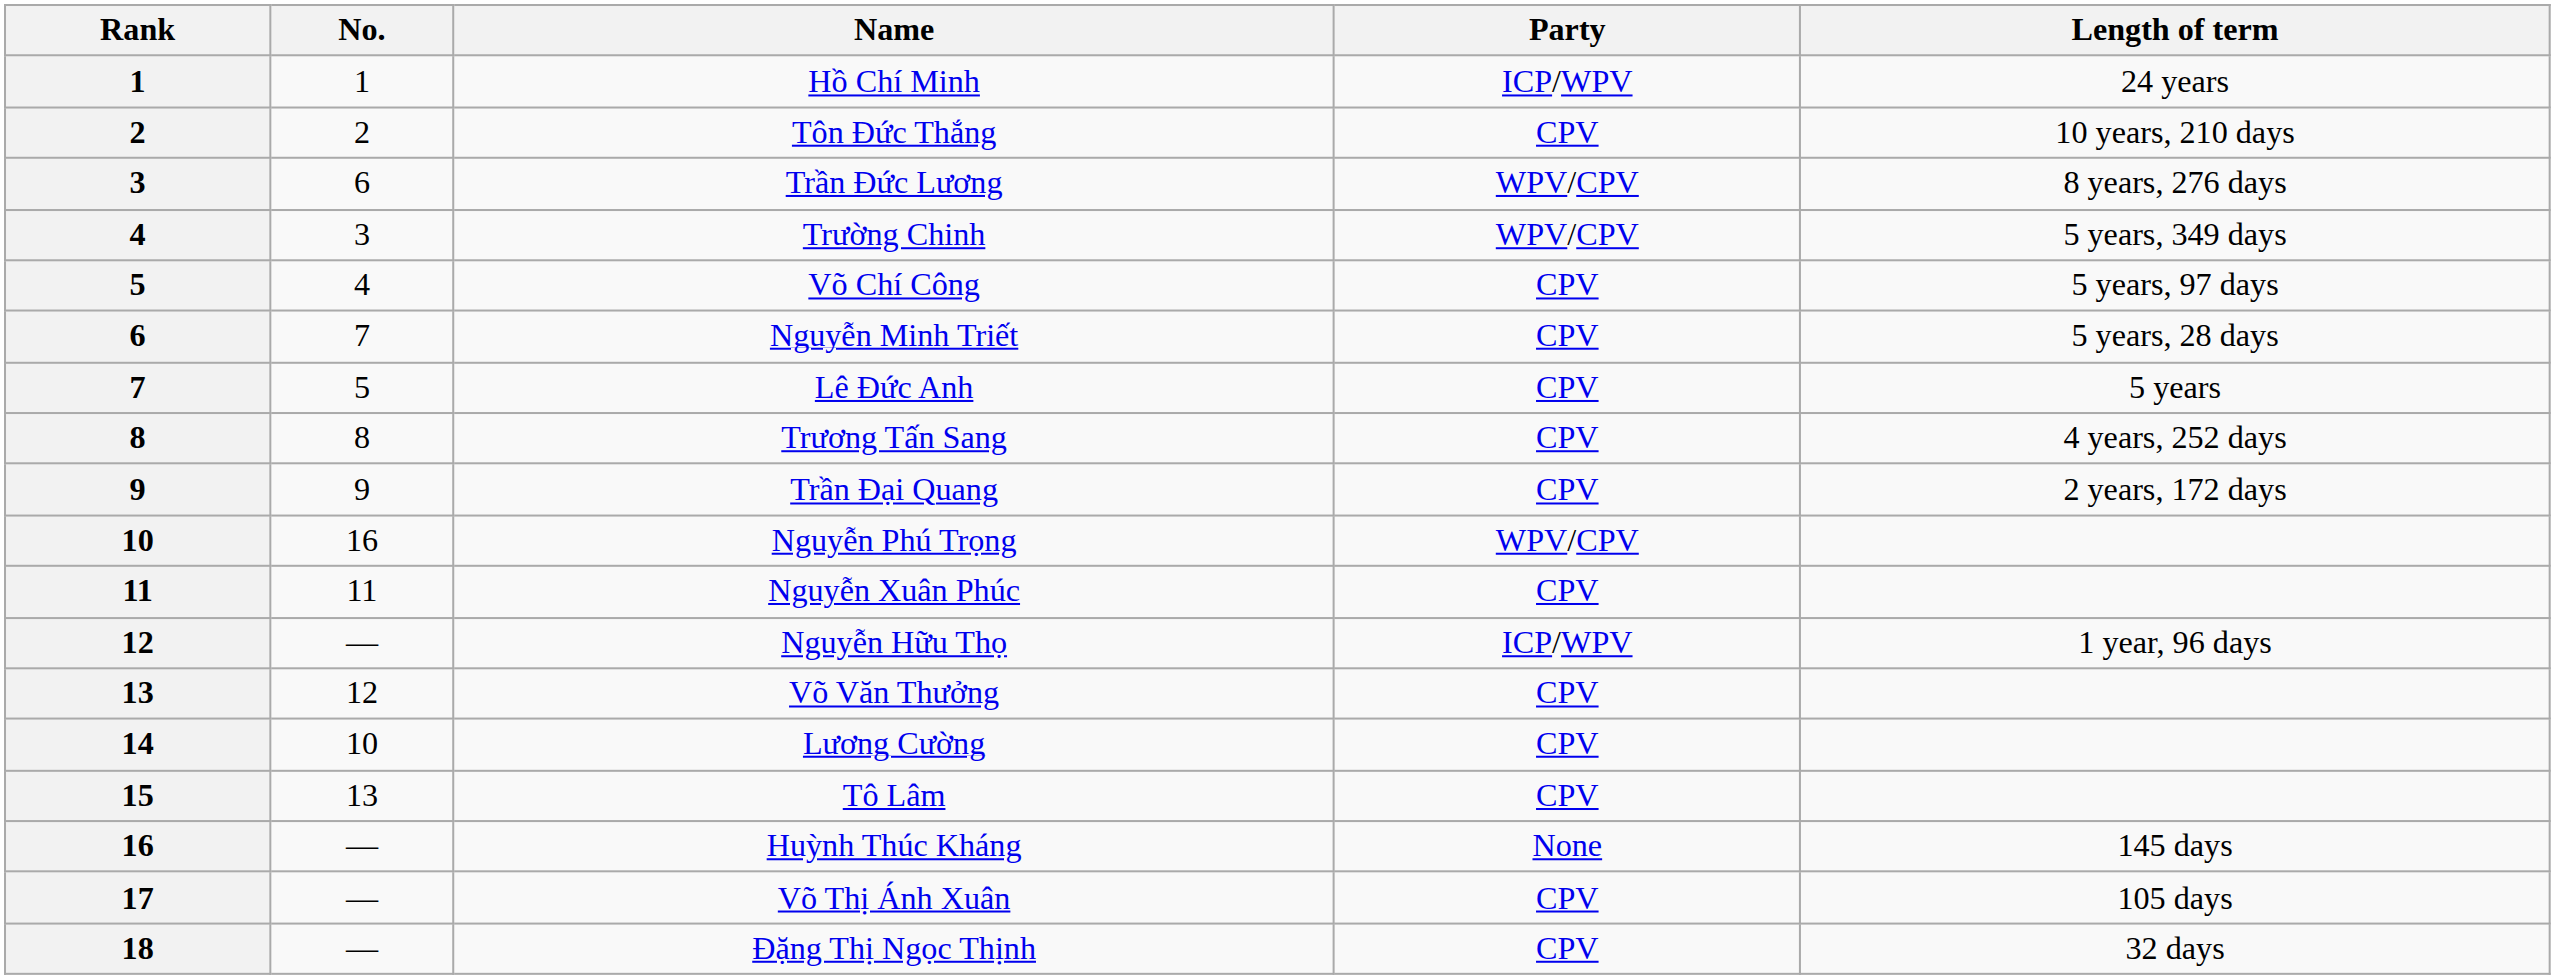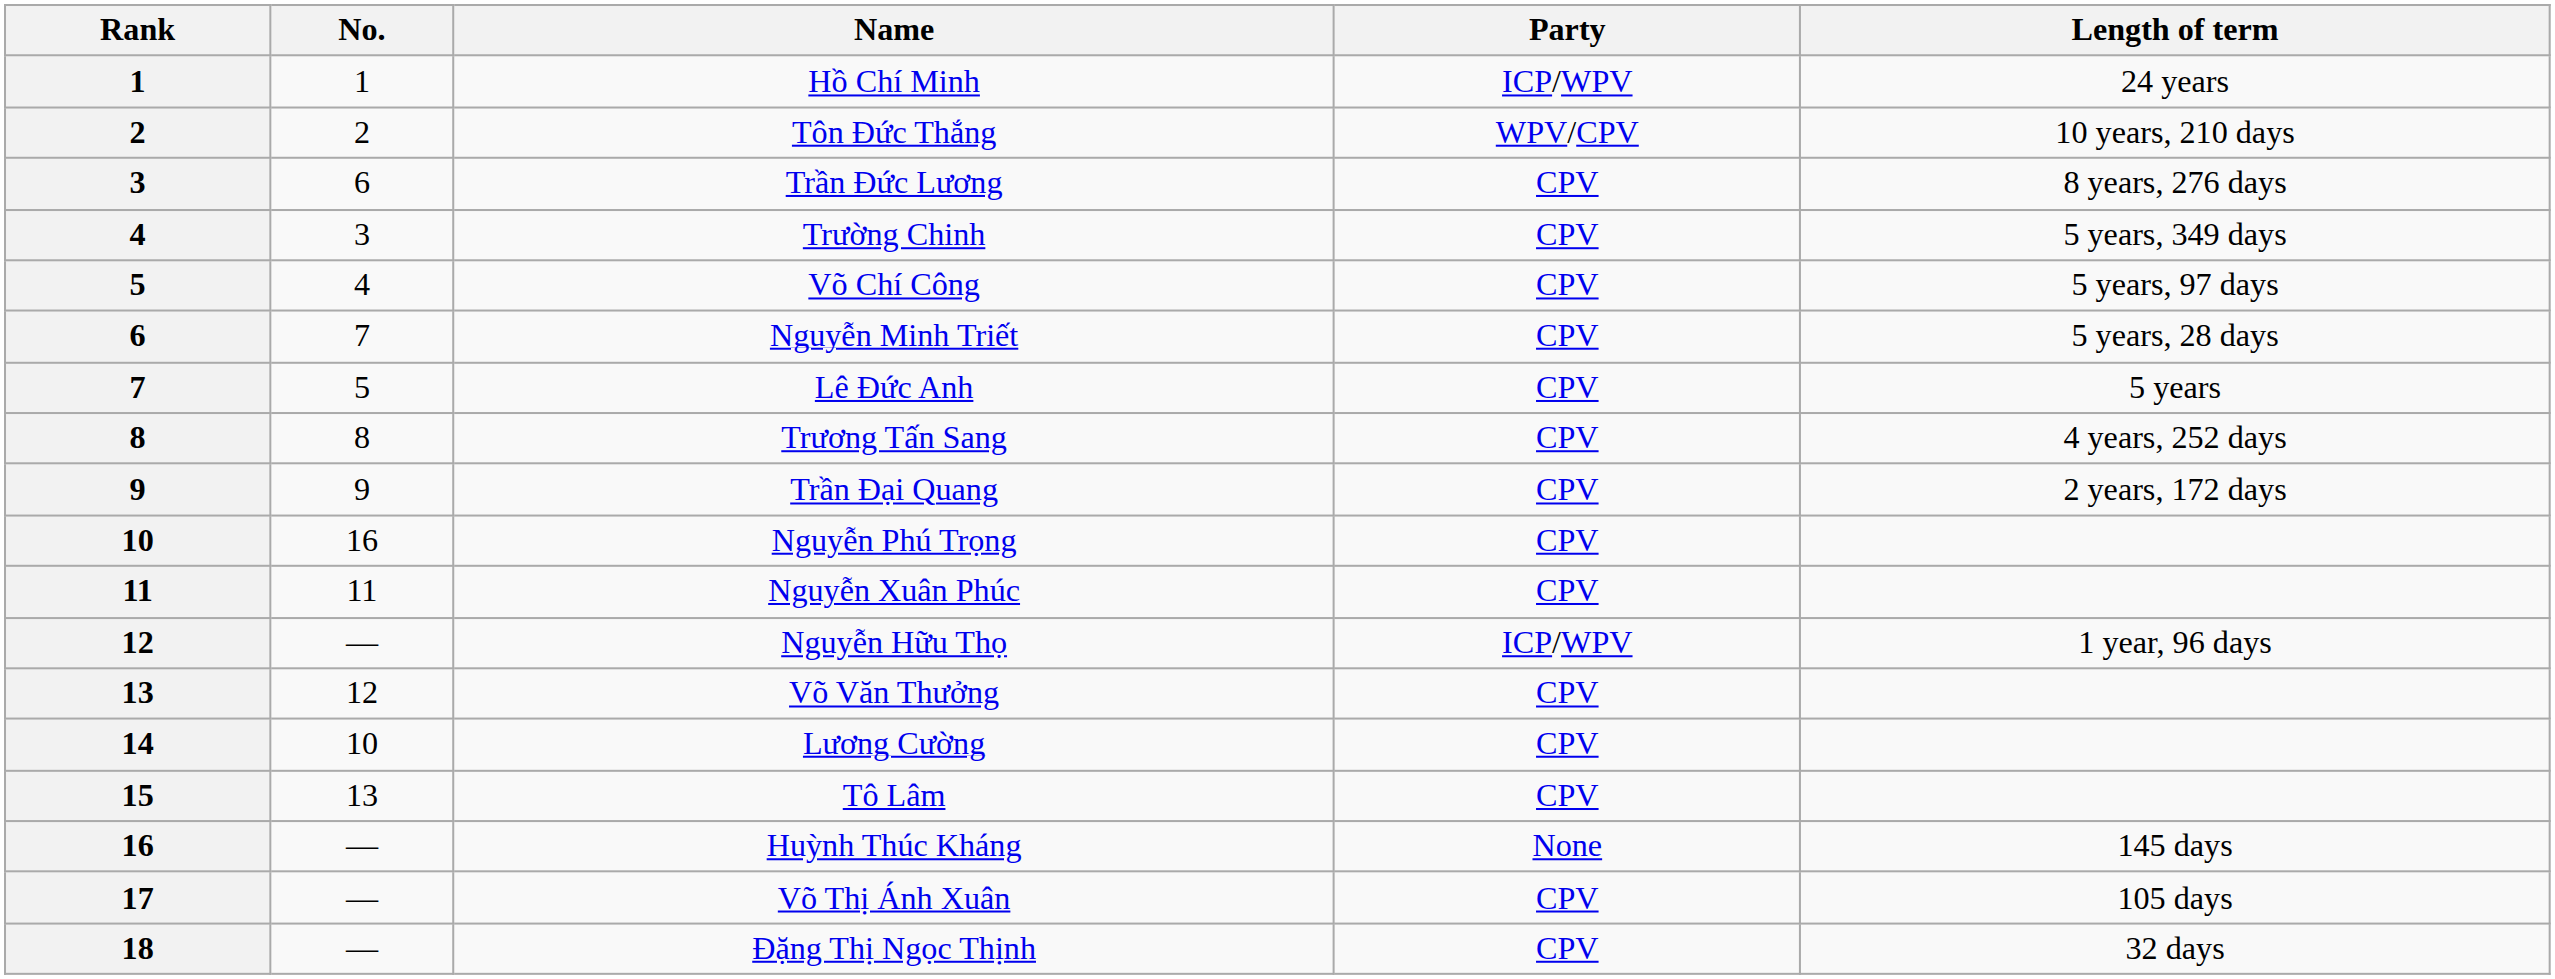(1567, 132) CPV -> (1567, 132) WPV/CPV
(1567, 183) WPV/CPV -> (1567, 183) CPV
(1567, 234) WPV/CPV -> (1567, 234) CPV
(1567, 540) WPV/CPV -> (1567, 540) CPV
